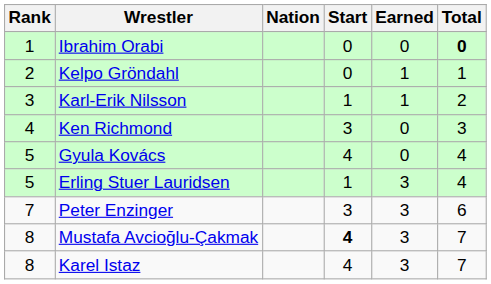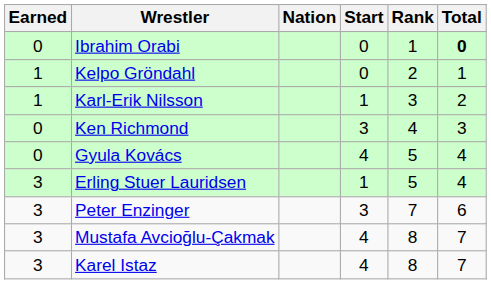columns swapped: (30, 18) <-> (405, 18)
(348, 237) bold -> (364, 237) normal
